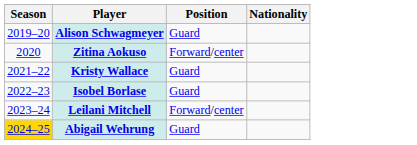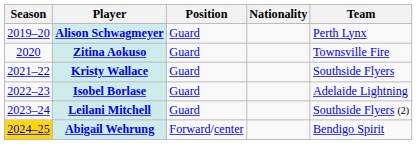+ column: (361, 14)
(207, 52) Forward/center -> (185, 52) Guard
(207, 110) Forward/center -> (185, 110) Guard
(185, 129) Guard -> (207, 129) Forward/center
